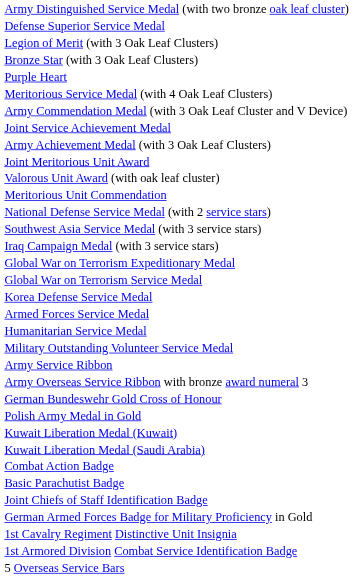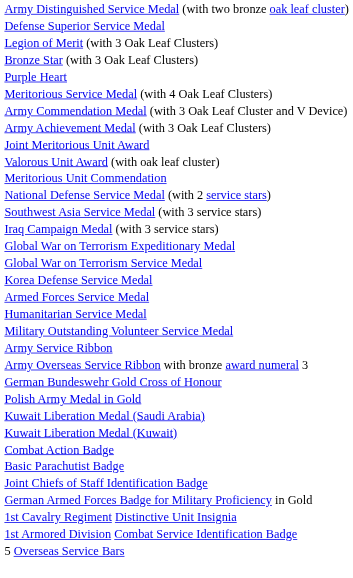- row: (88, 127)
rows swapped: (105, 449) <-> (91, 432)
